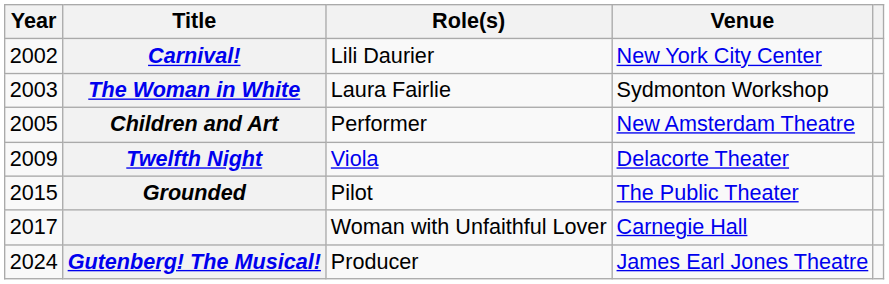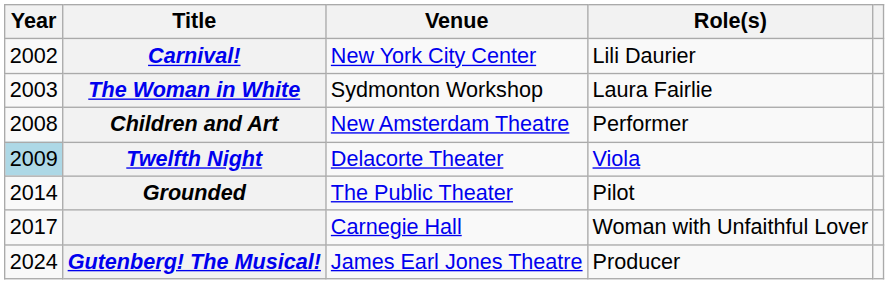columns swapped: (469, 21) <-> (742, 21)
(34, 124) 2005 -> (34, 124) 2008
(34, 158) no background -> (34, 158) lightblue background
(34, 192) 2015 -> (34, 192) 2014
